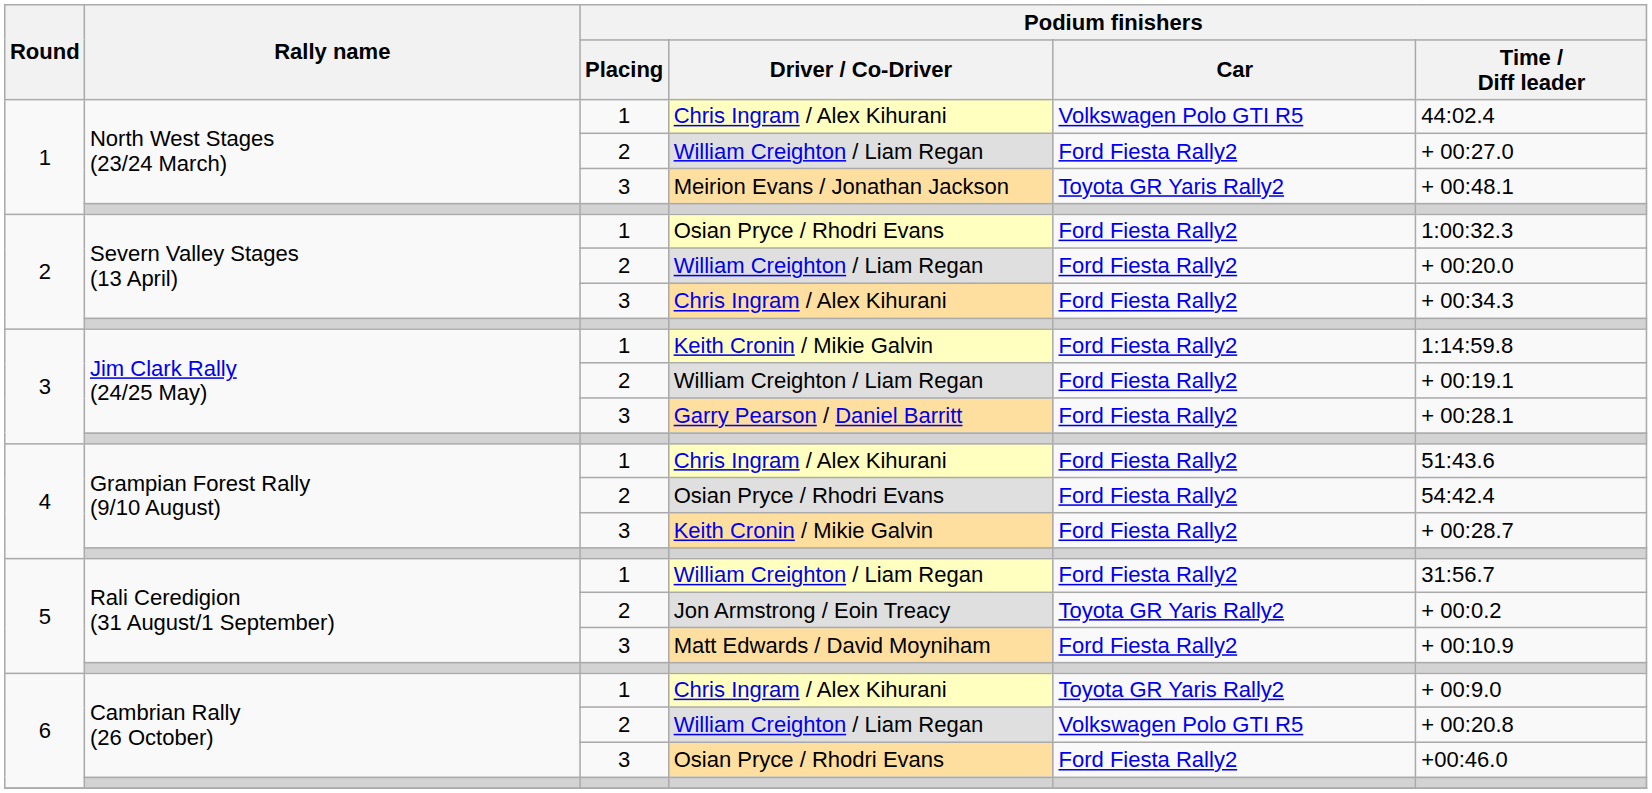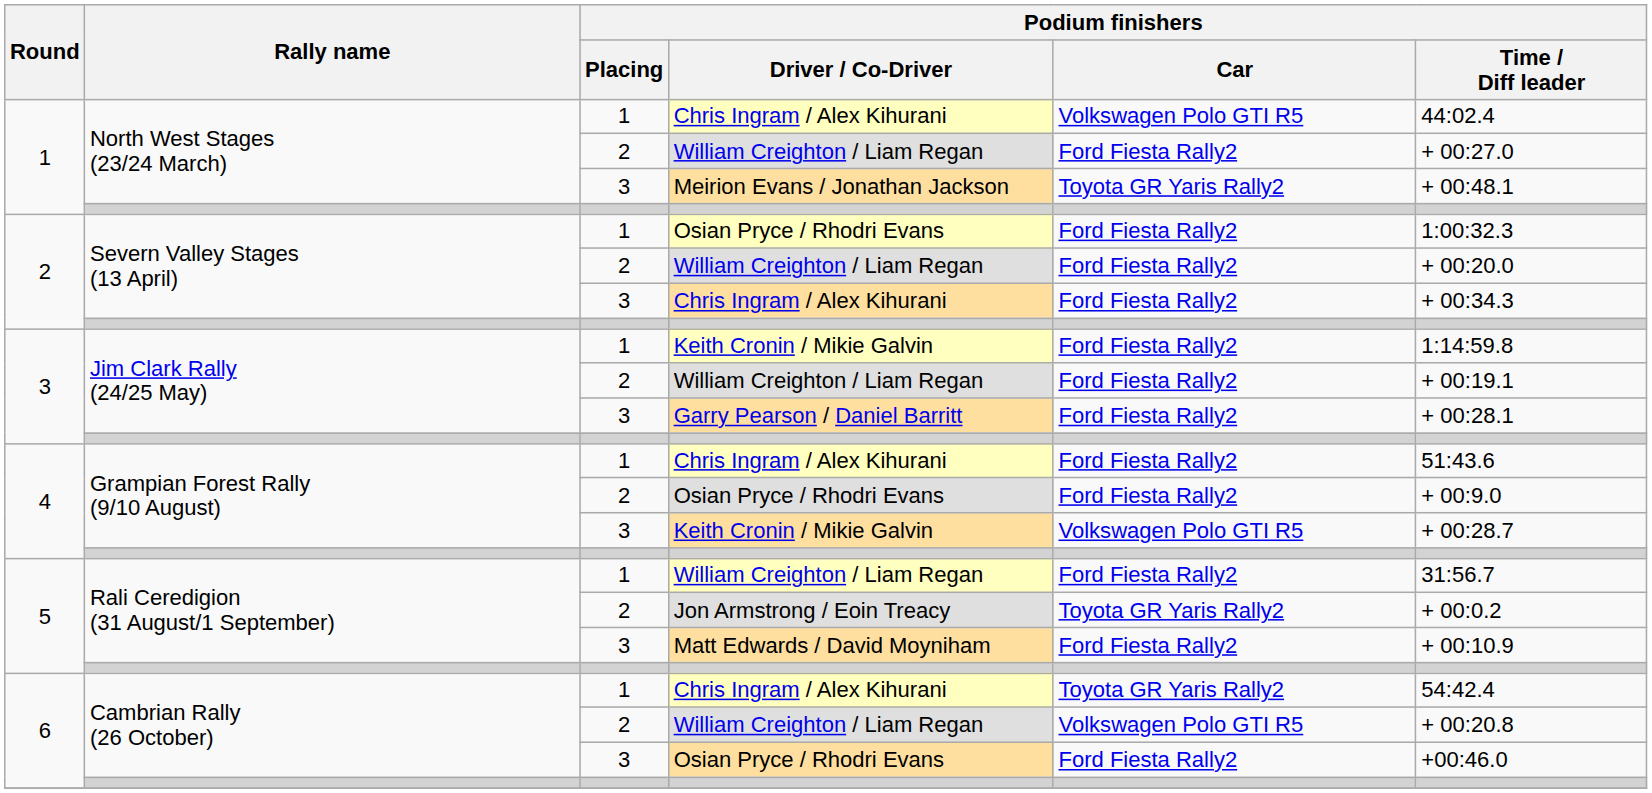(1458, 496) 54:42.4 -> (1461, 496) + 00:9.0
(1148, 531) Ford Fiesta Rally2 -> (1181, 531) Volkswagen Polo GTI R5
(1461, 690) + 00:9.0 -> (1458, 690) 54:42.4
